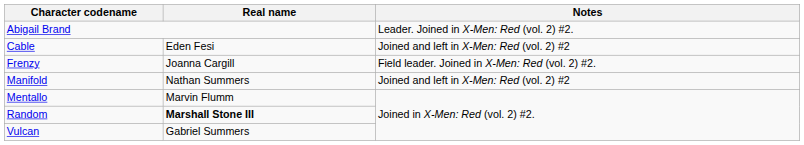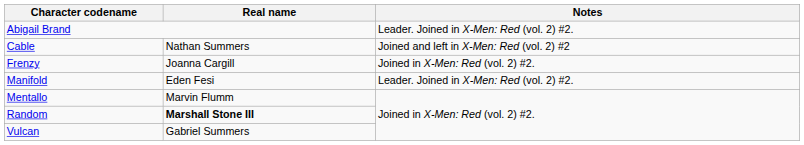(190, 47) Eden Fesi -> (208, 47) Nathan Summers
(487, 64) Field leader. Joined in X-Men: Red (vol. 2) #2. -> (456, 64) Joined in X-Men: Red (vol. 2) #2.
(208, 81) Nathan Summers -> (190, 81) Eden Fesi
(474, 81) Joined and left in X-Men: Red (vol. 2) #2 -> (476, 81) Leader. Joined in X-Men: Red (vol. 2) #2.
